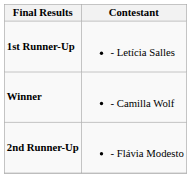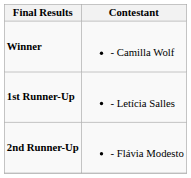rows swapped: (24, 97) <-> (41, 46)
